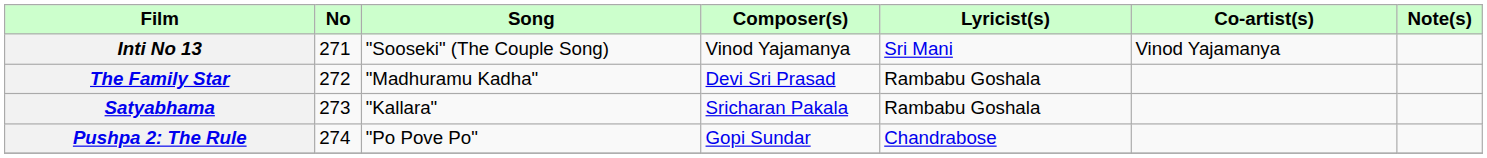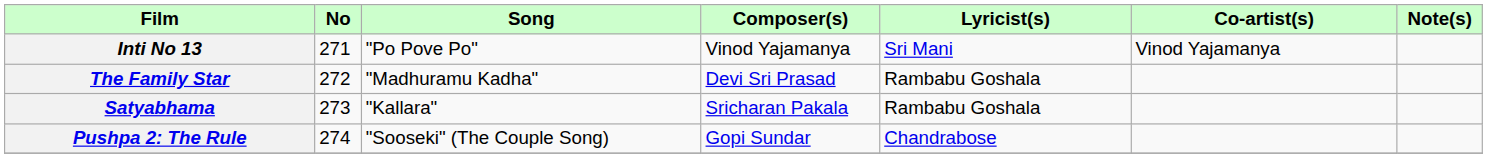(487, 49) "Sooseki" (The Couple Song) -> (422, 49) "Po Pove Po"
(422, 138) "Po Pove Po" -> (487, 138) "Sooseki" (The Couple Song)
